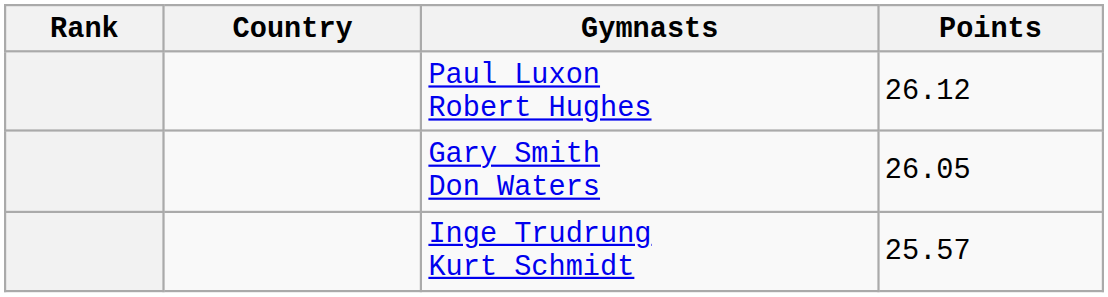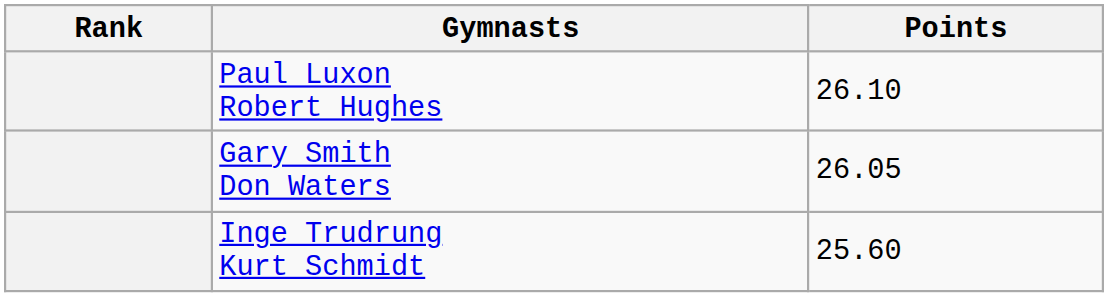- column: (293, 28)
(928, 92) 26.12 -> (859, 92) 26.10
(928, 251) 25.57 -> (859, 251) 25.60
